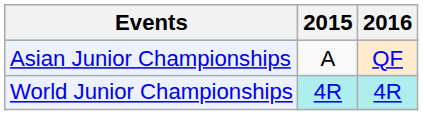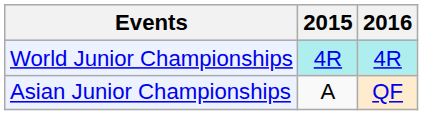rows swapped: (150, 58) <-> (151, 93)
